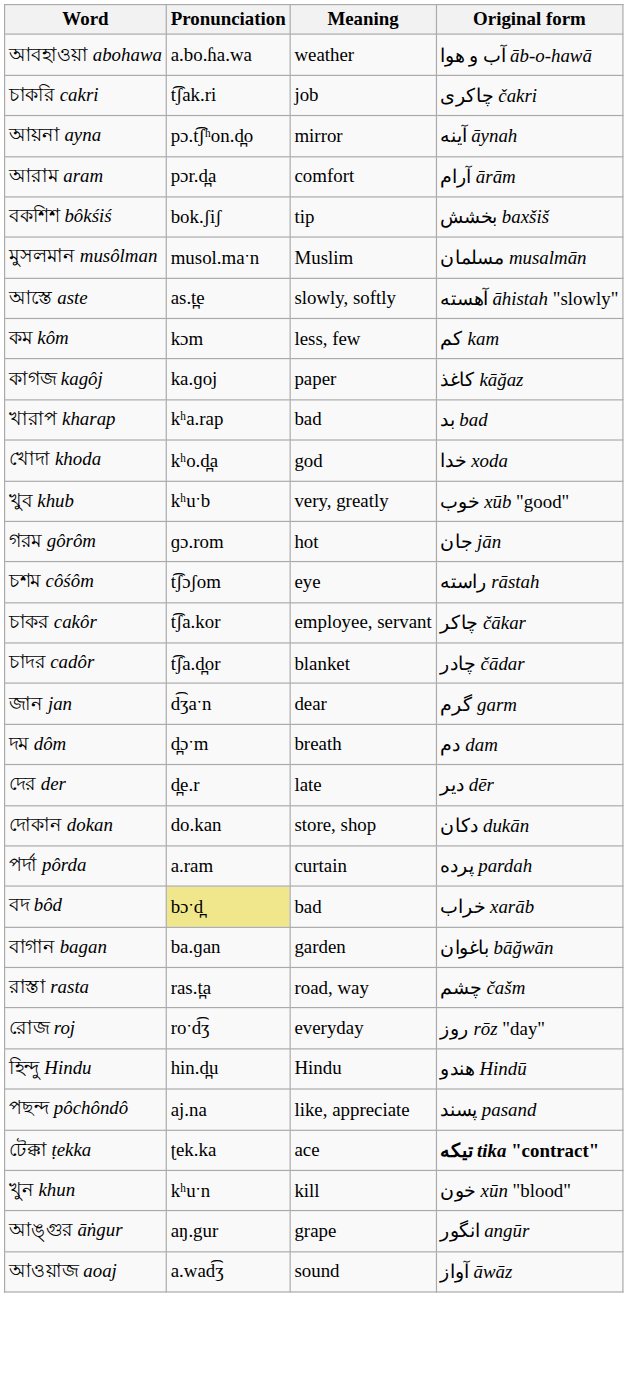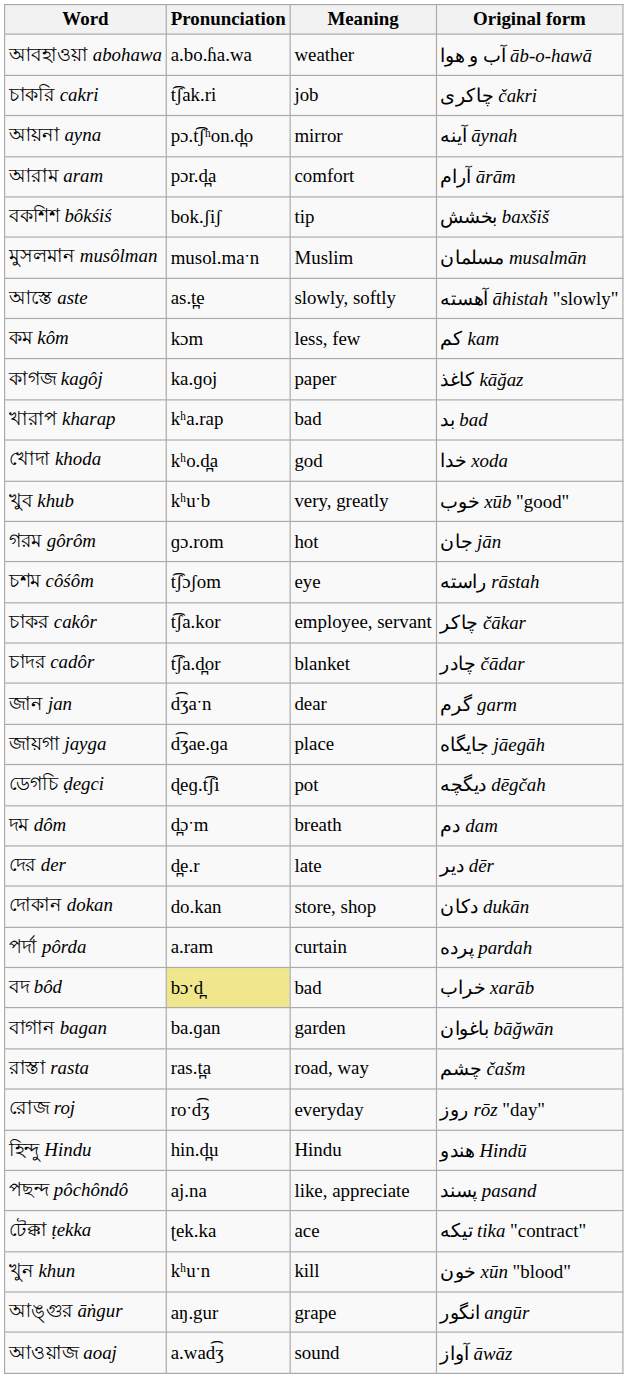+ row: (58, 743)
+ row: (57, 784)
(520, 1150) bold -> (513, 1231) normal
